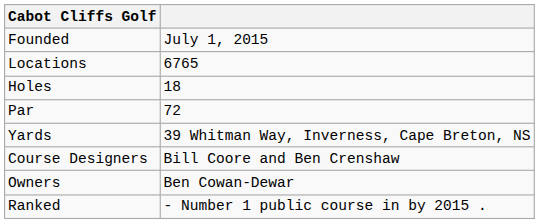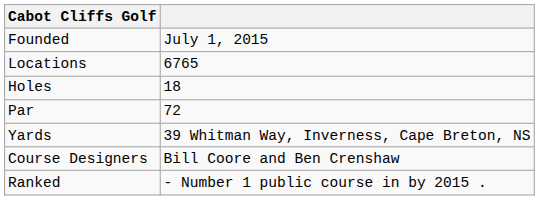- row: (34, 183)
